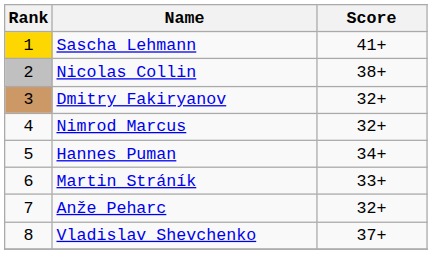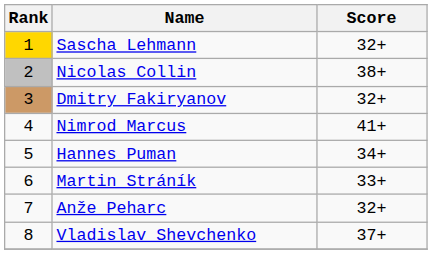(372, 45) 41+ -> (372, 45) 32+
(372, 127) 32+ -> (372, 127) 41+
